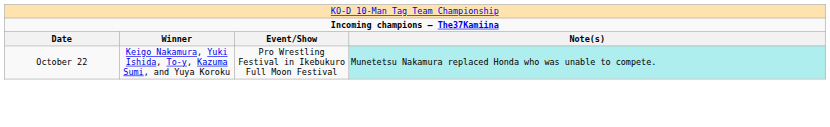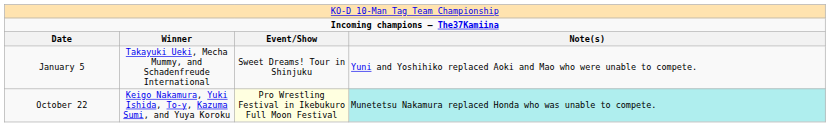+ row: (62, 67)
(292, 62) no background -> (292, 105) lightyellow background
